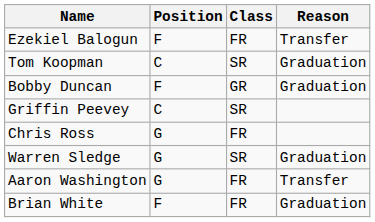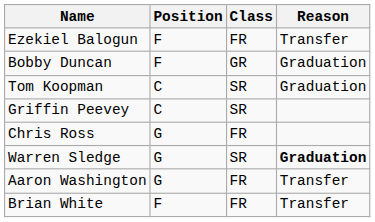rows swapped: (60, 87) <-> (56, 63)
(323, 157) normal -> (323, 157) bold
(323, 204) Graduation -> (314, 204) Transfer
